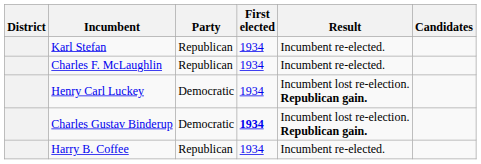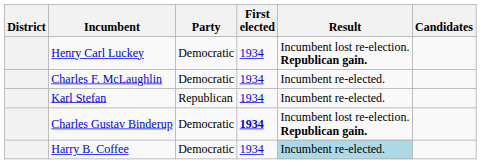rows swapped: (98, 91) <-> (79, 46)
(205, 65) Republican -> (206, 79) Democratic
(205, 149) Republican -> (206, 149) Democratic
(333, 149) no background -> (333, 149) lightblue background
